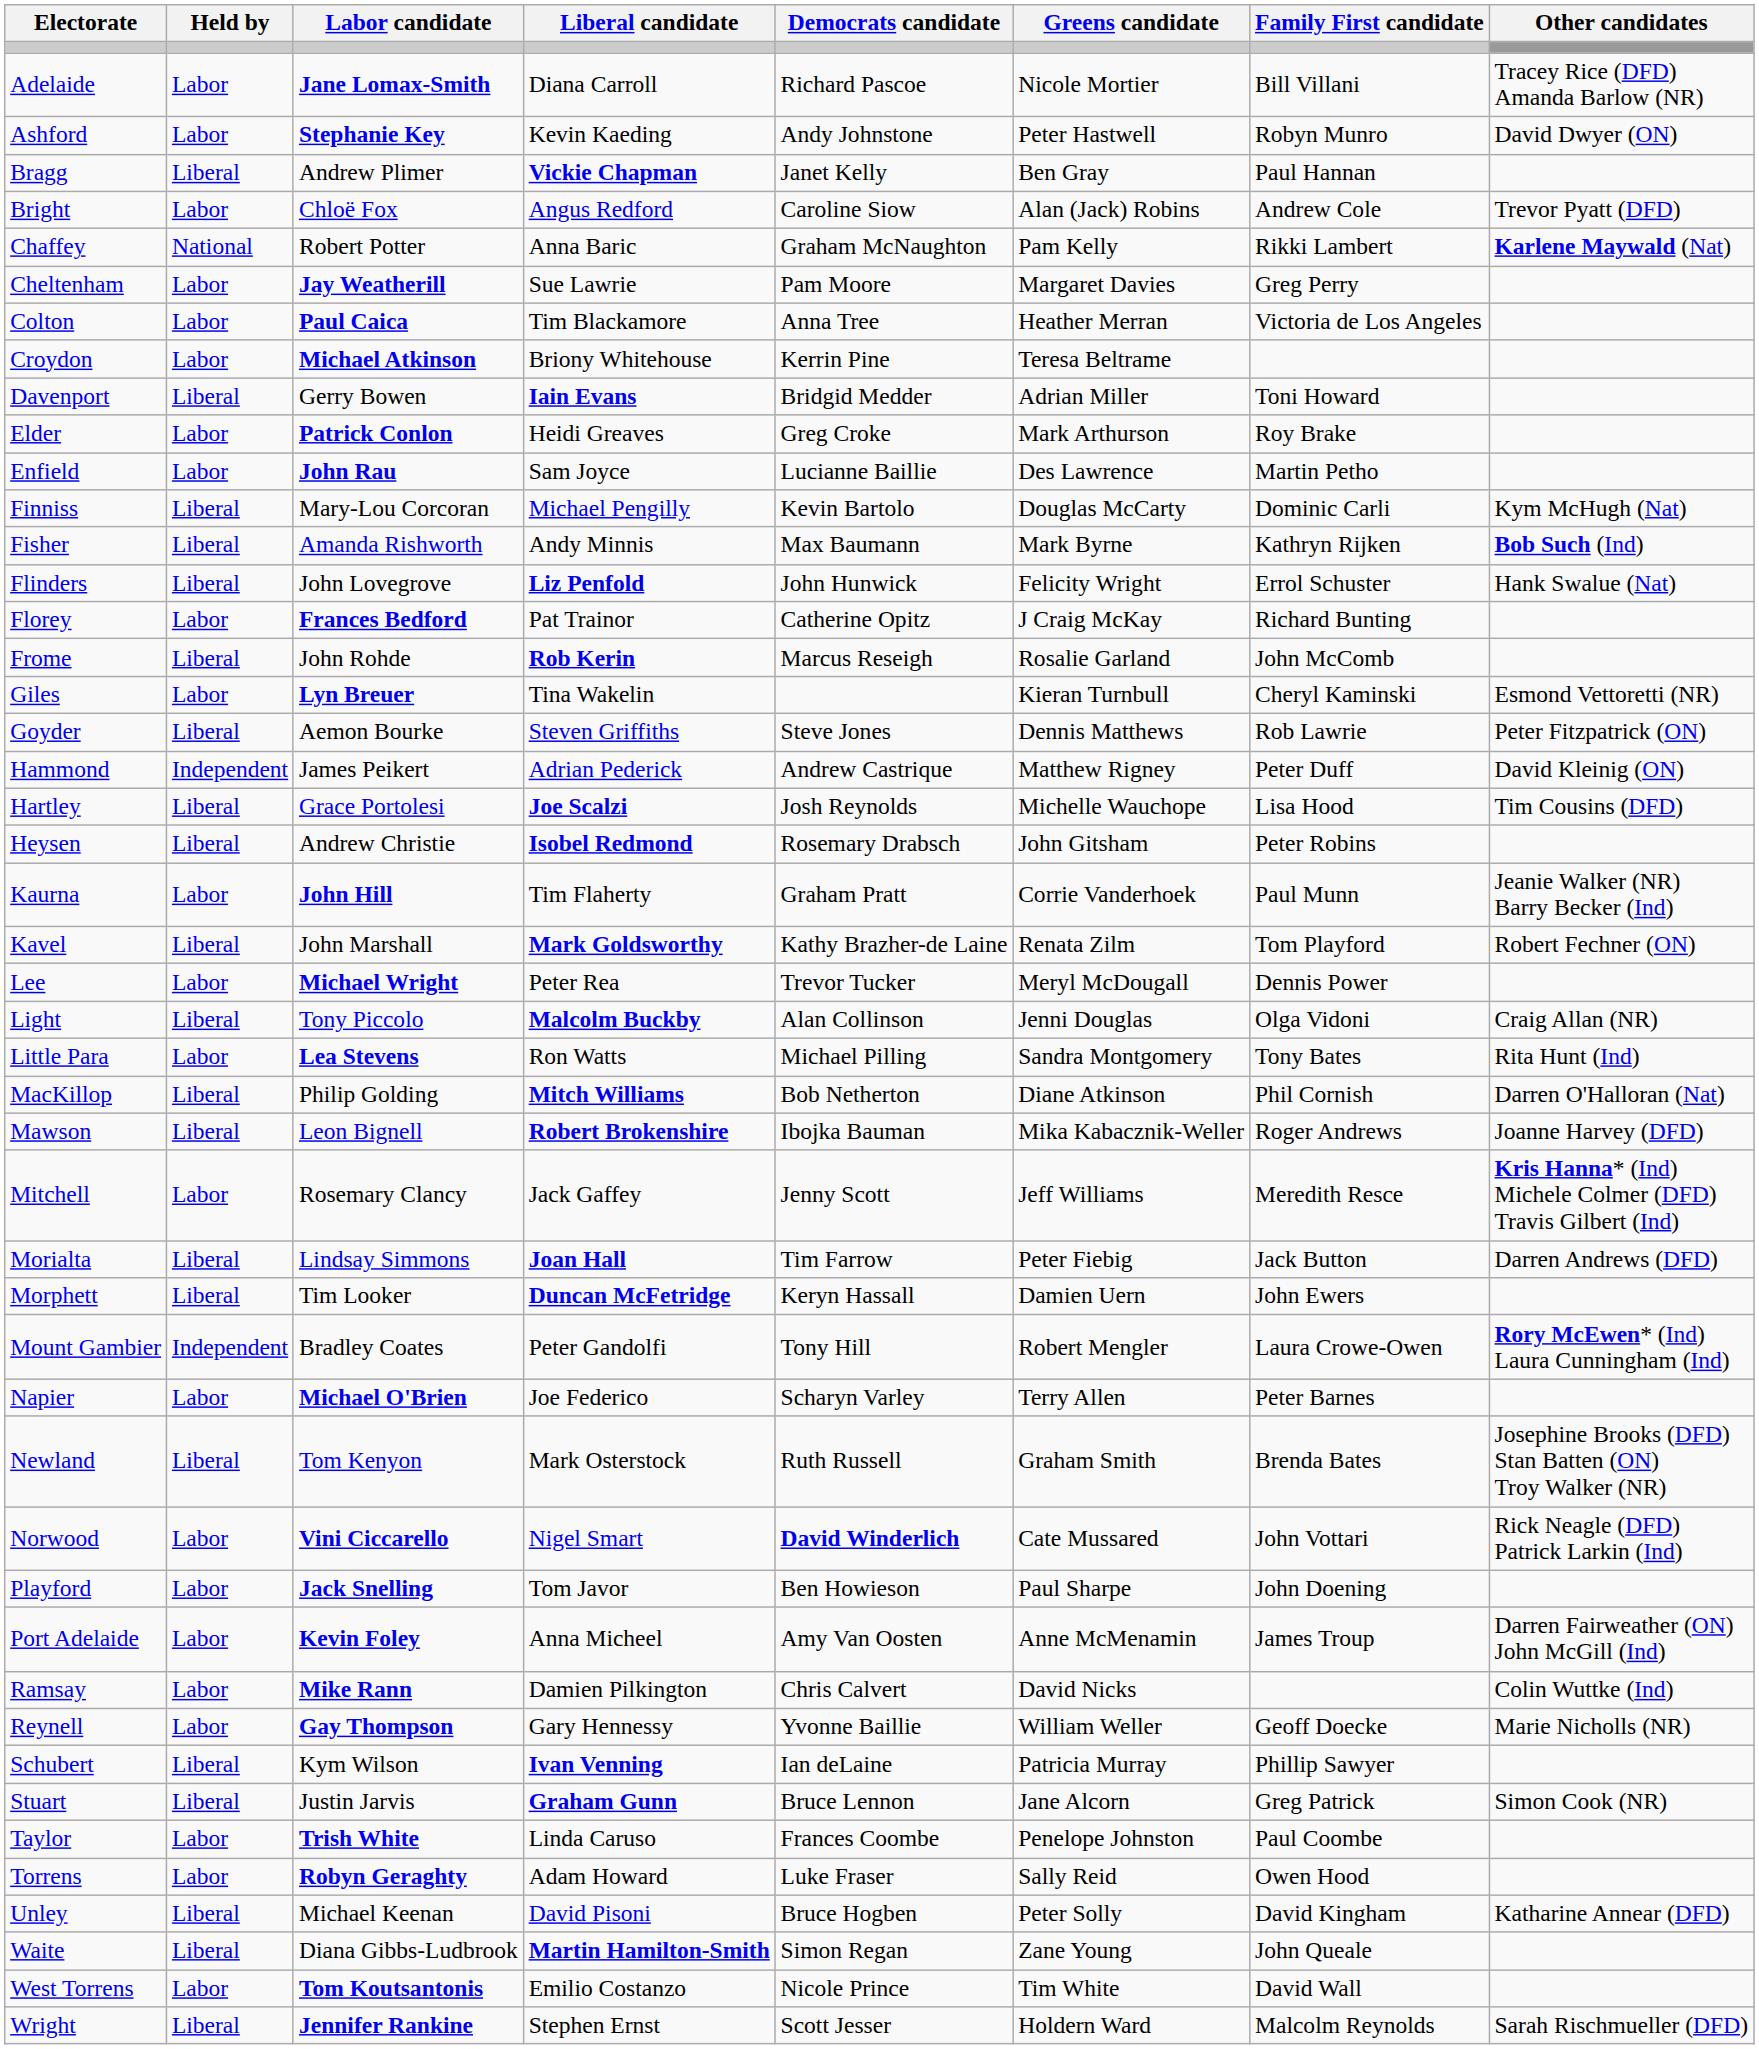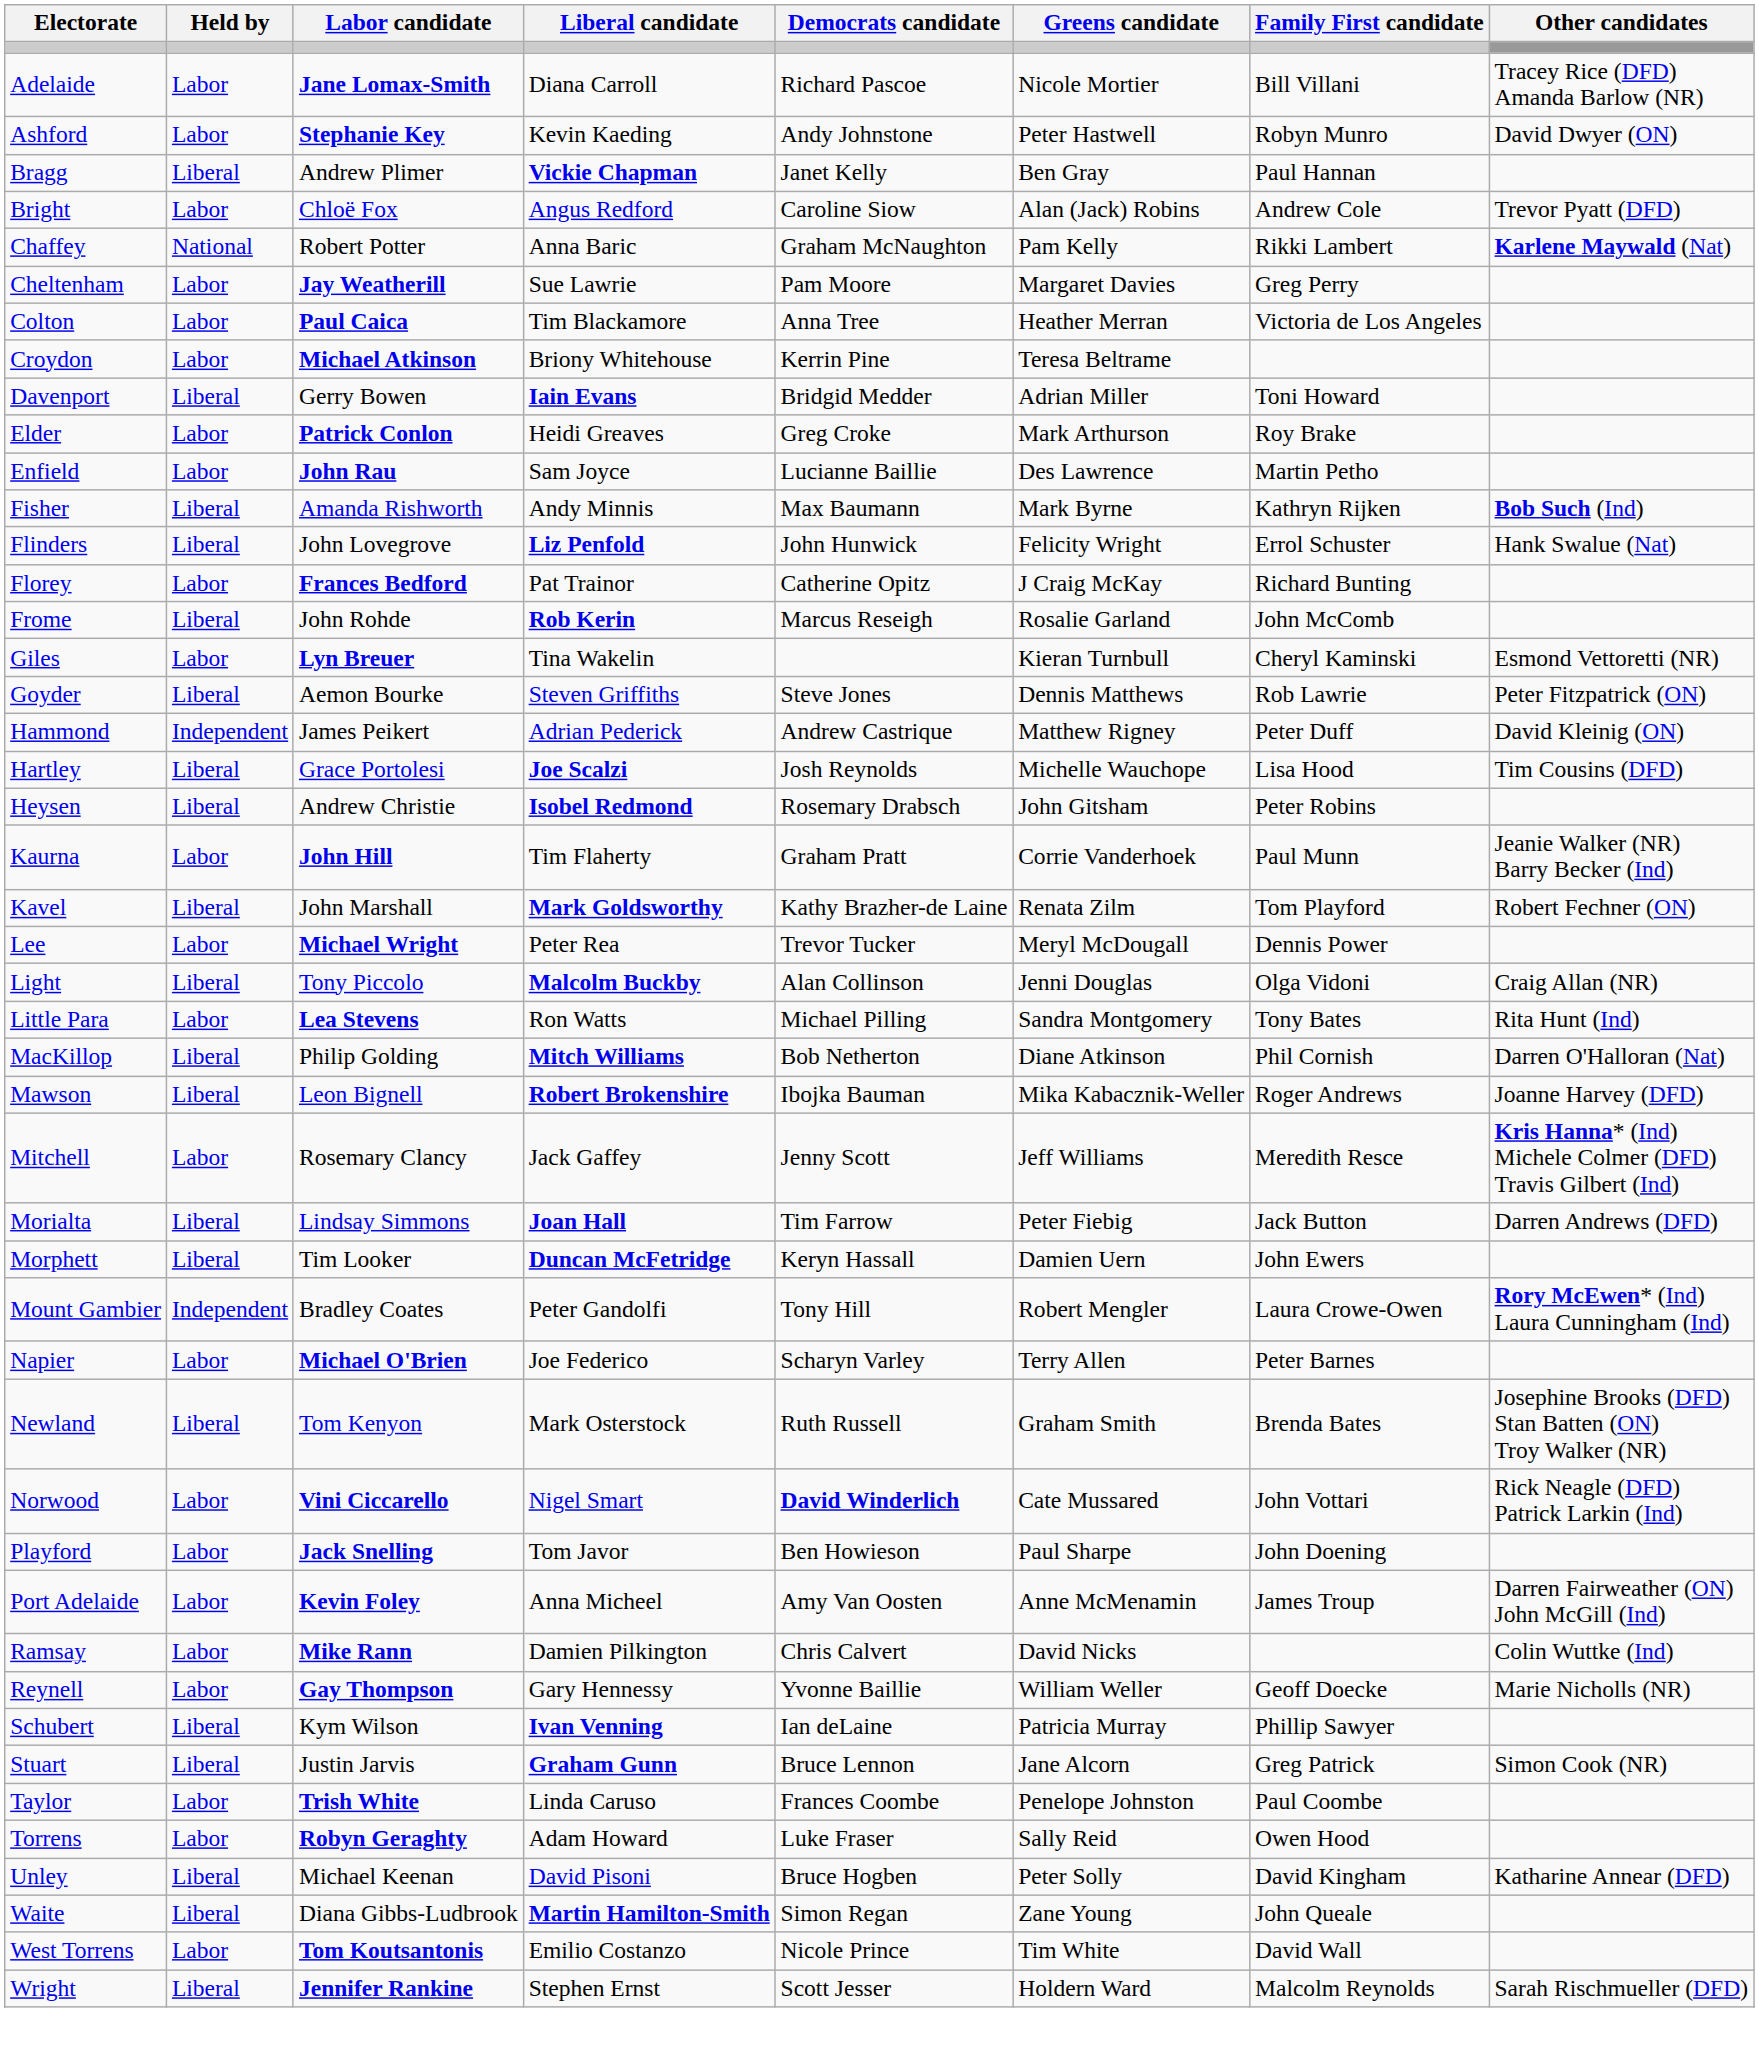- row: (44, 508)
